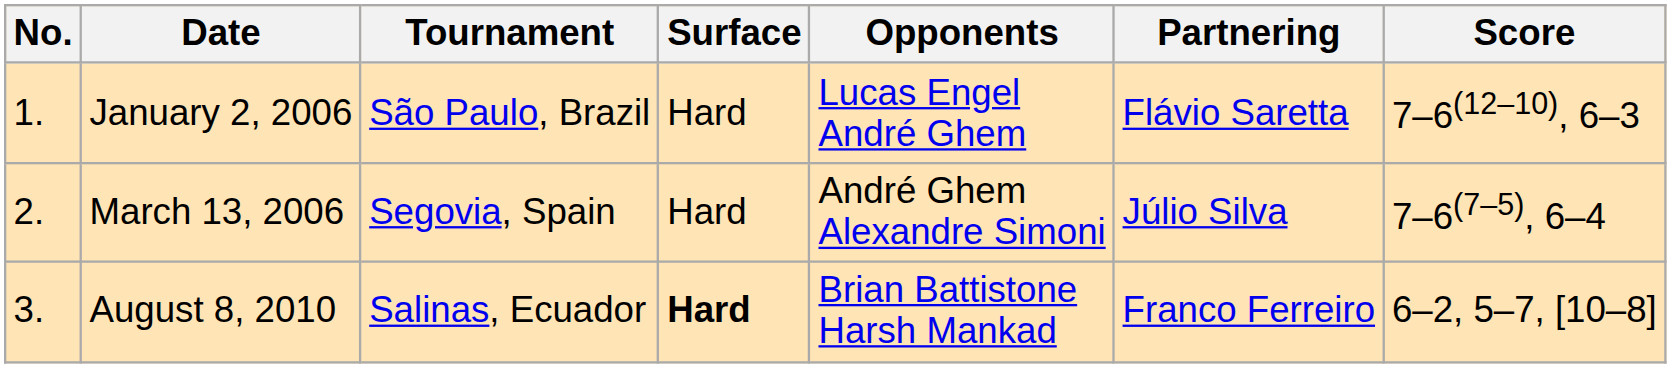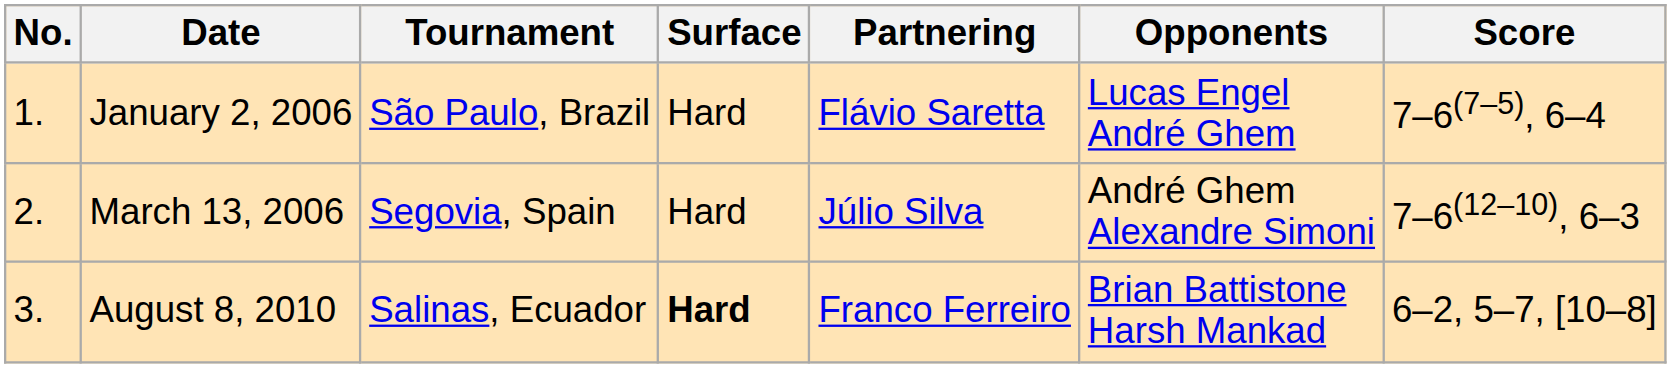columns swapped: (1249, 33) <-> (962, 33)
(1516, 112) 7–6(12–10), 6–3 -> (1499, 112) 7–6(7–5), 6–4
(1499, 211) 7–6(7–5), 6–4 -> (1516, 211) 7–6(12–10), 6–3
